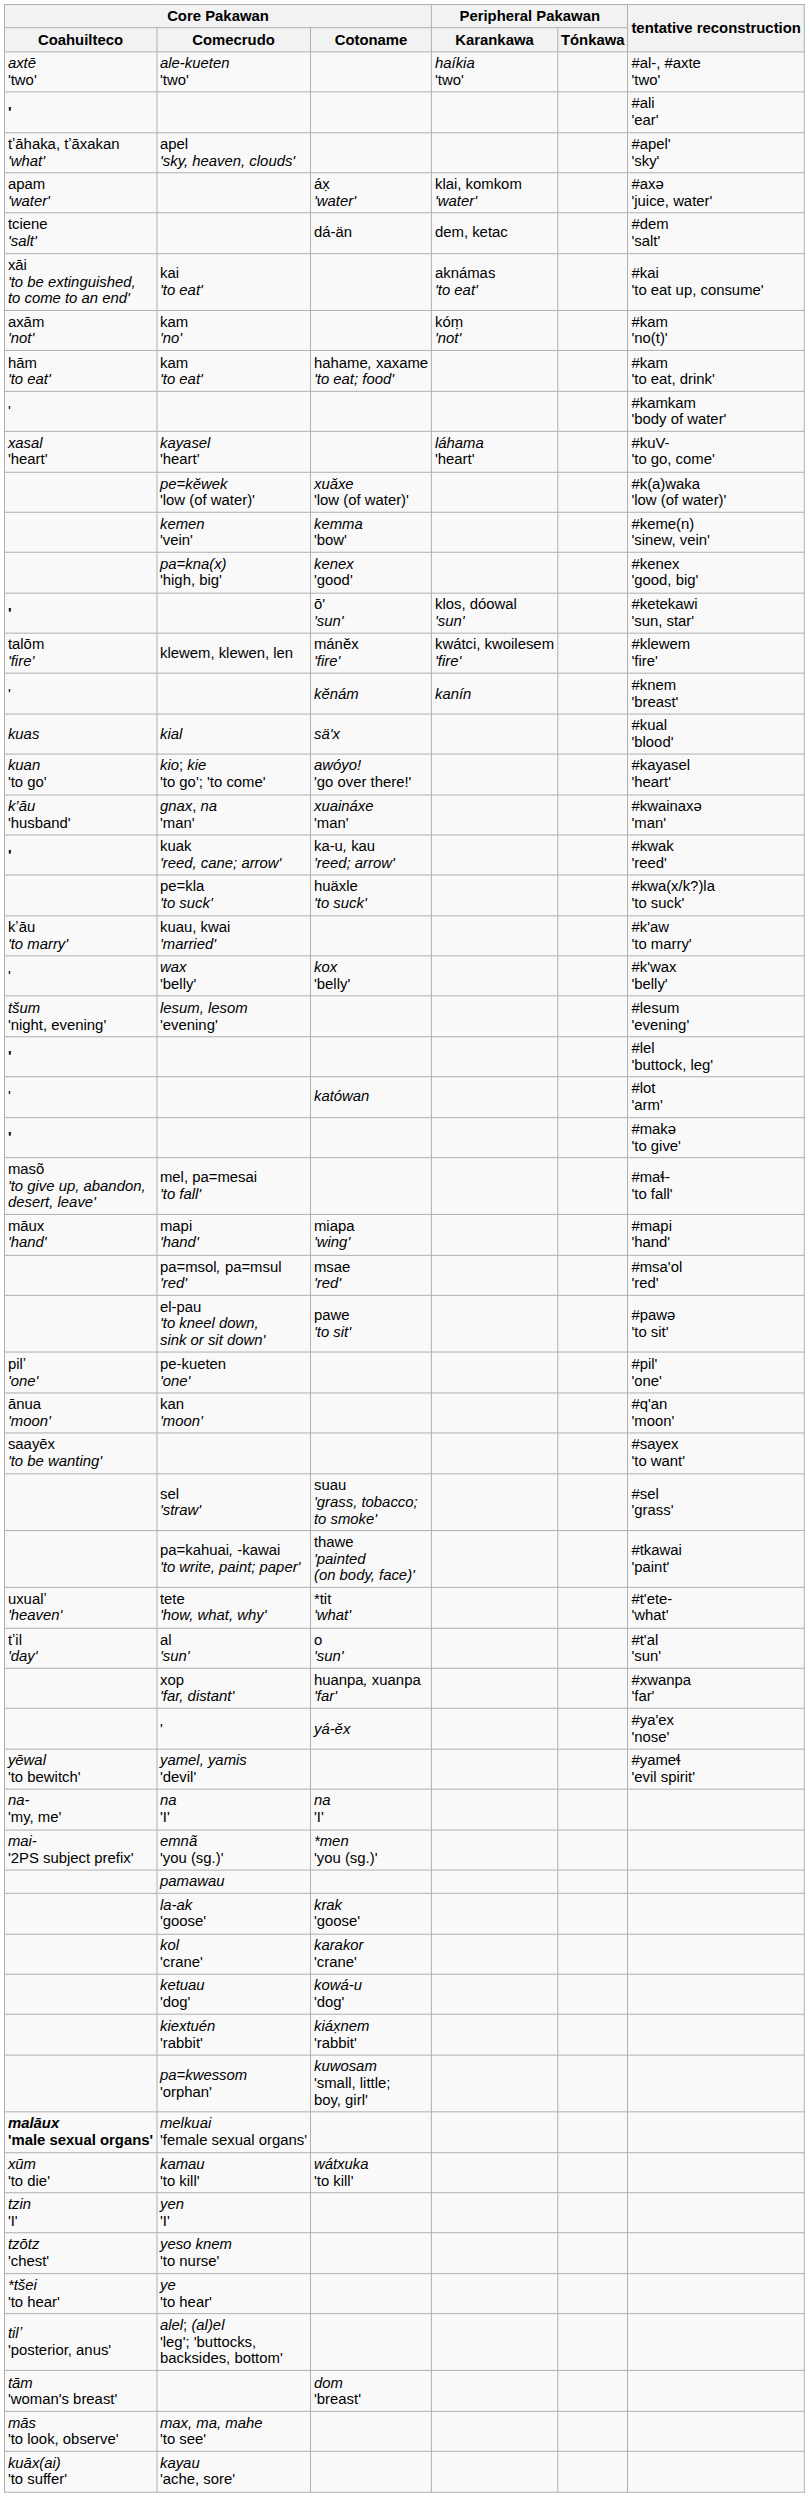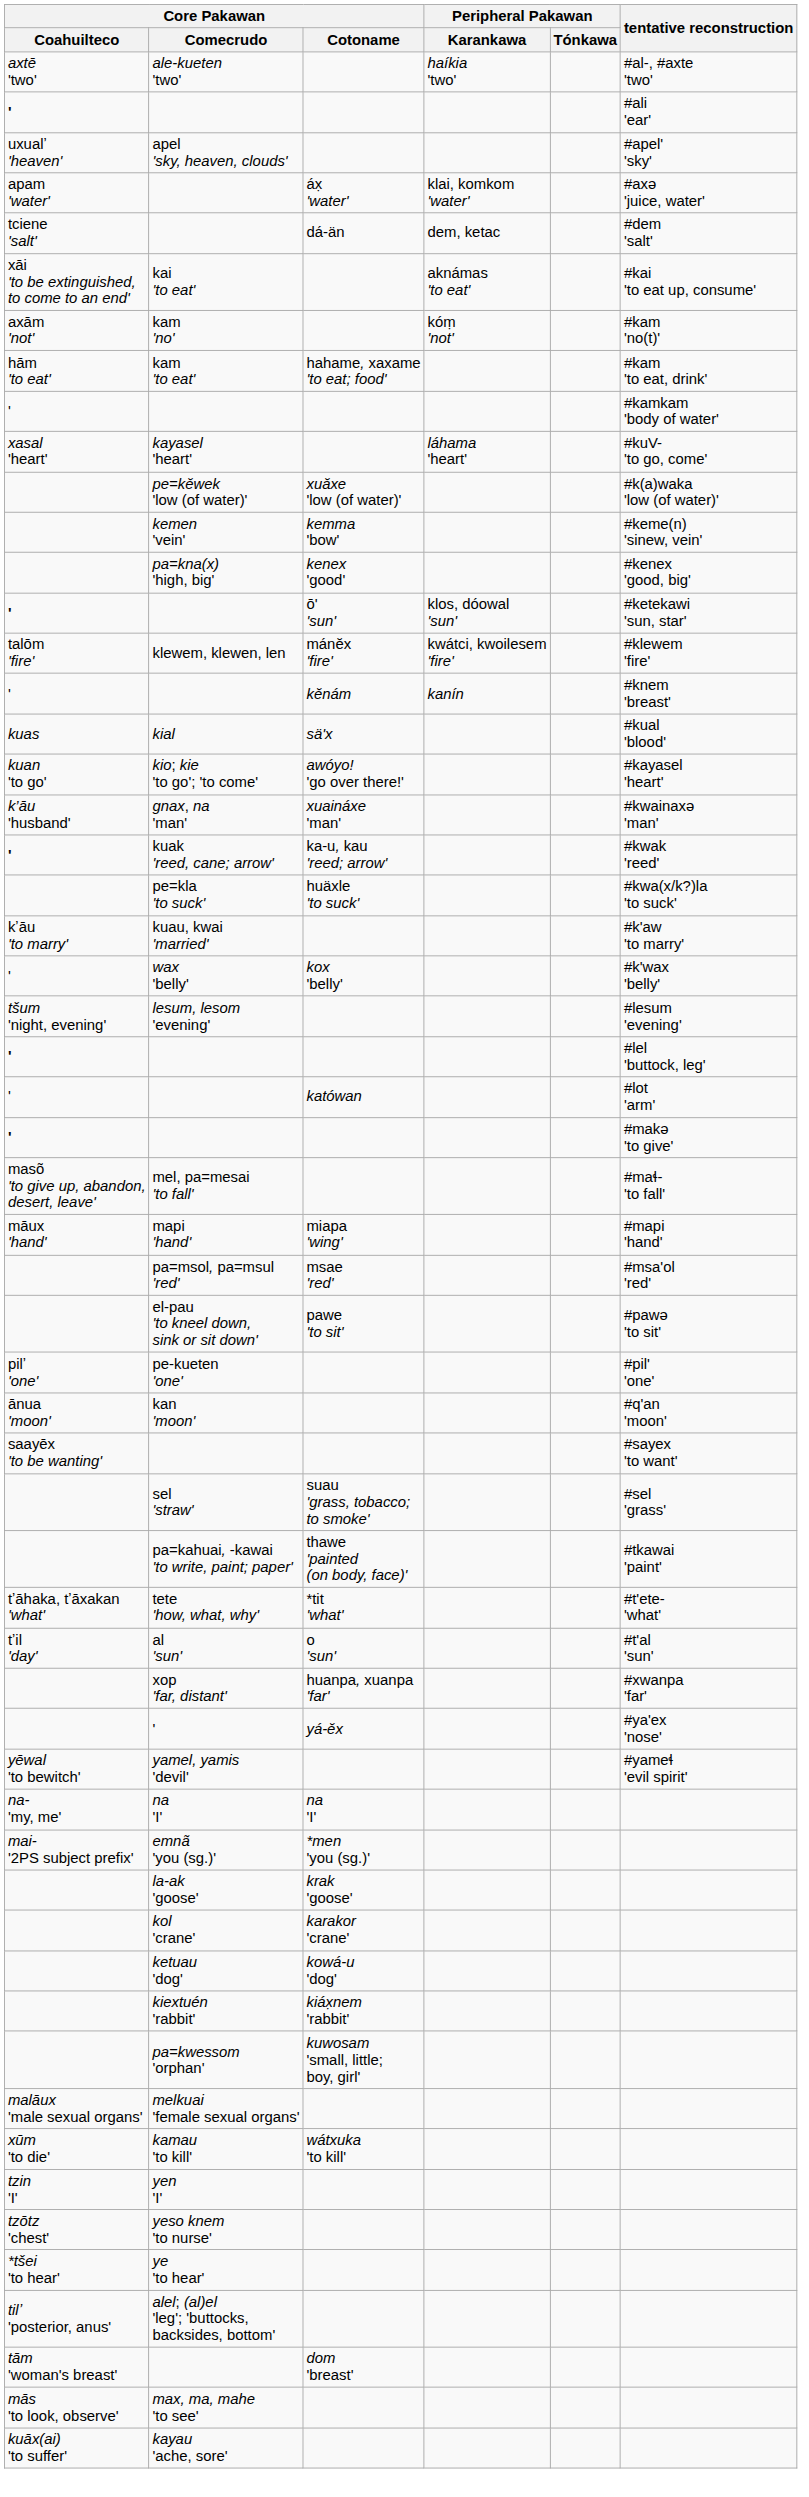(64, 152) tʼāhaka, tʼāxakan 'what' -> (35, 152) uxualʼ 'heaven'
(35, 1607) uxualʼ 'heaven' -> (64, 1607) tʼāhaka, tʼāxakan 'what'
- row: (192, 1881)
(80, 2132) bold -> (75, 2108) normal
